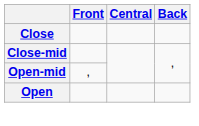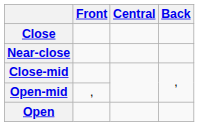+ row: (39, 53)
